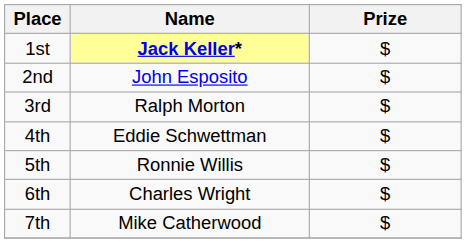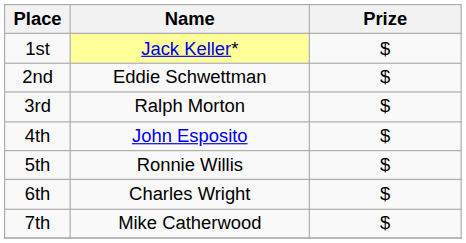(190, 48) bold -> (190, 48) normal
(190, 77) John Esposito -> (190, 77) Eddie Schwettman
(190, 135) Eddie Schwettman -> (190, 135) John Esposito
